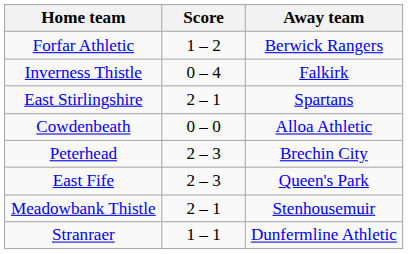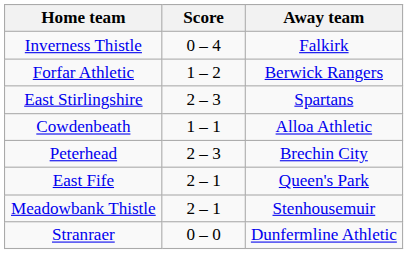rows swapped: (83, 72) <-> (83, 45)
(204, 99) 2 – 1 -> (204, 99) 2 – 3
(204, 126) 0 – 0 -> (204, 126) 1 – 1
(204, 180) 2 – 3 -> (204, 180) 2 – 1
(204, 235) 1 – 1 -> (204, 235) 0 – 0
